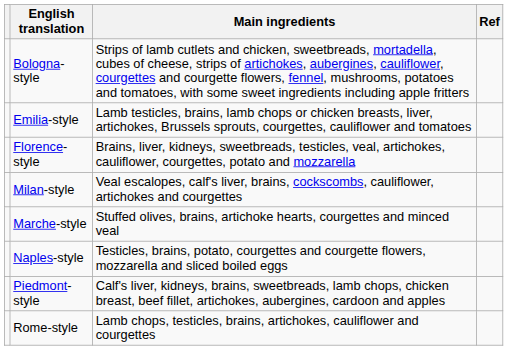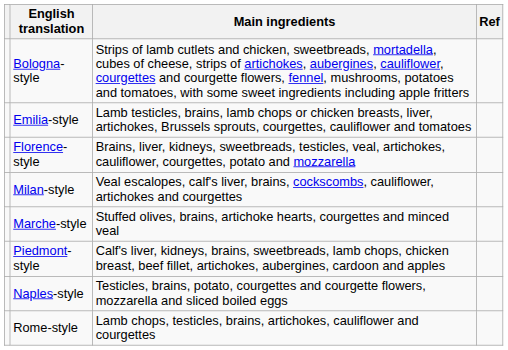rows swapped: (48, 258) <-> (42, 293)
